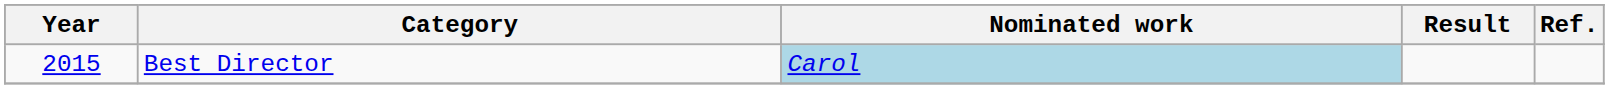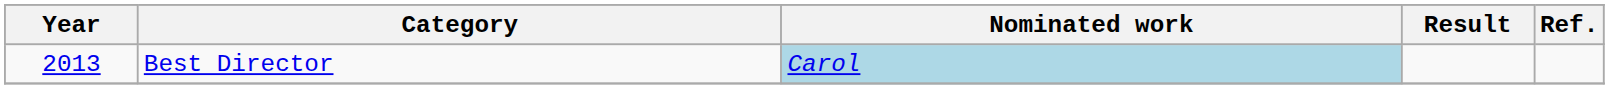(71, 64) 2015 -> (71, 64) 2013
